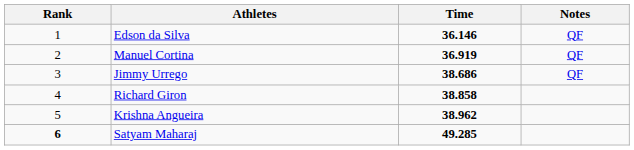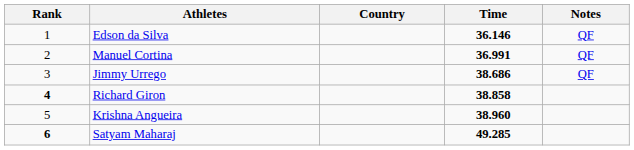+ column: (382, 14)
(459, 54) 36.919 -> (493, 54) 36.991
(58, 94) normal -> (47, 94) bold
(459, 114) 38.962 -> (493, 114) 38.960
